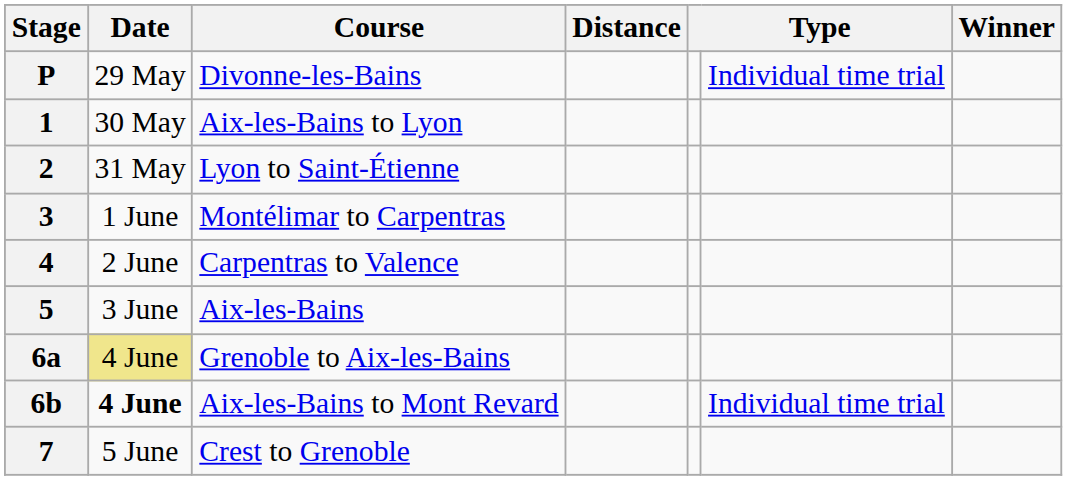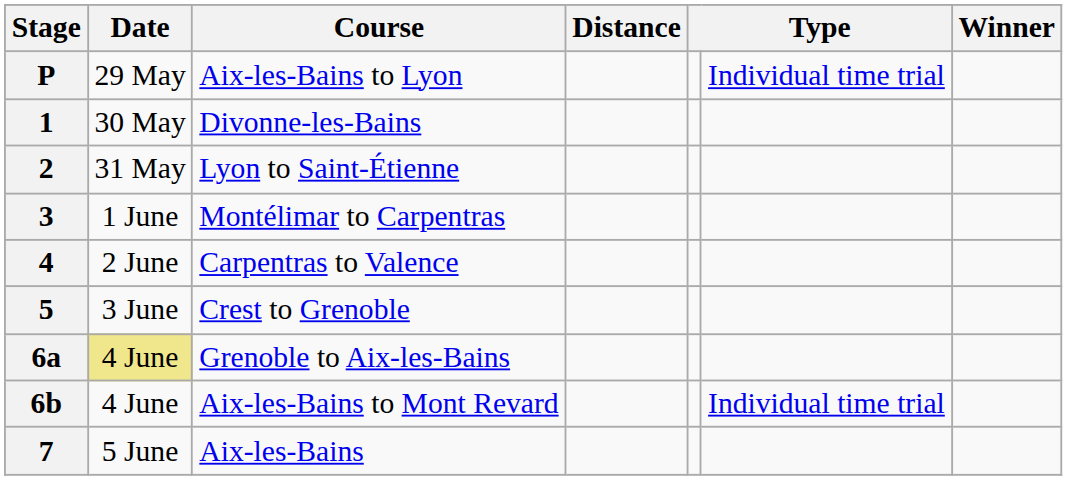(310, 74) Divonne-les-Bains -> (331, 74) Aix-les-Bains to Lyon
(331, 121) Aix-les-Bains to Lyon -> (310, 121) Divonne-les-Bains
(282, 309) Aix-les-Bains -> (305, 309) Crest to Grenoble
(140, 403) bold -> (140, 403) normal
(305, 450) Crest to Grenoble -> (282, 450) Aix-les-Bains
